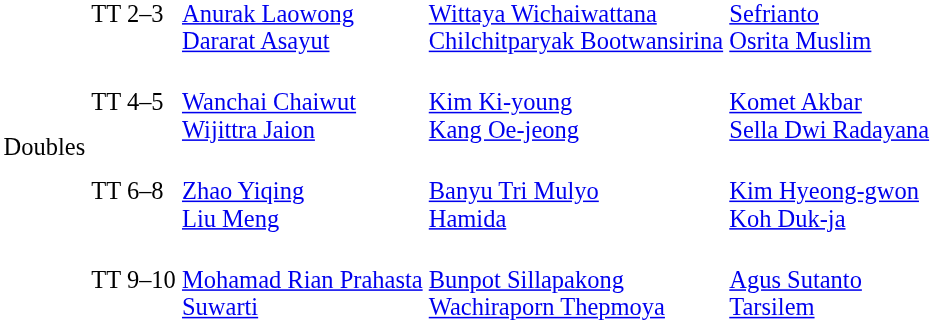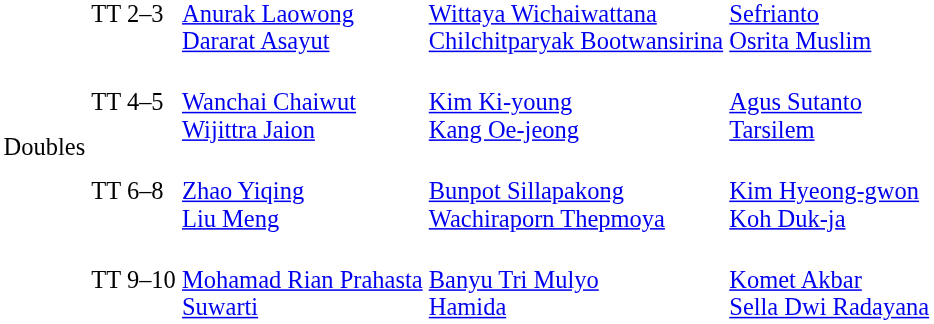(829, 116) Komet Akbar Sella Dwi Radayana -> (796, 116) Agus Sutanto Tarsilem
(514, 204) Banyu Tri Mulyo Hamida -> (547, 204) Bunpot Sillapakong Wachiraporn Thepmoya
(547, 293) Bunpot Sillapakong Wachiraporn Thepmoya -> (514, 293) Banyu Tri Mulyo Hamida
(796, 293) Agus Sutanto Tarsilem -> (829, 293) Komet Akbar Sella Dwi Radayana
